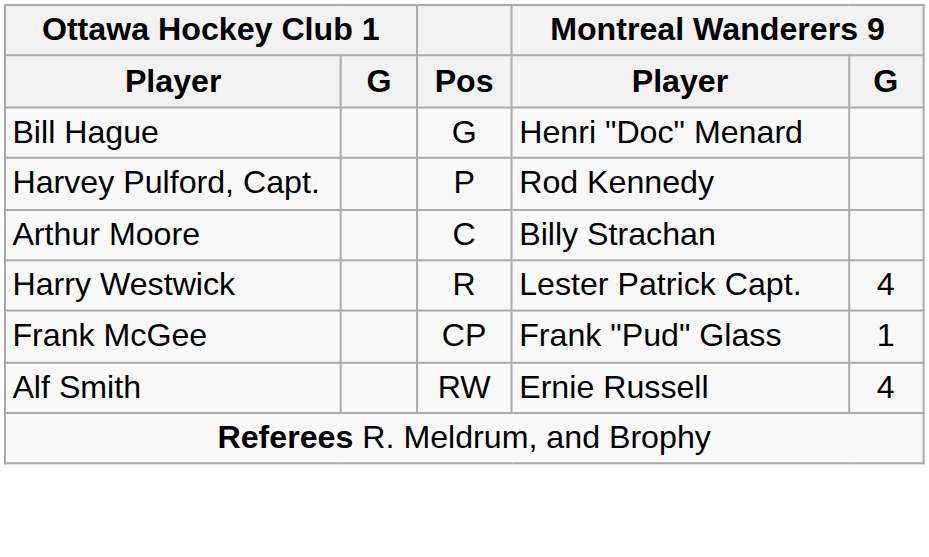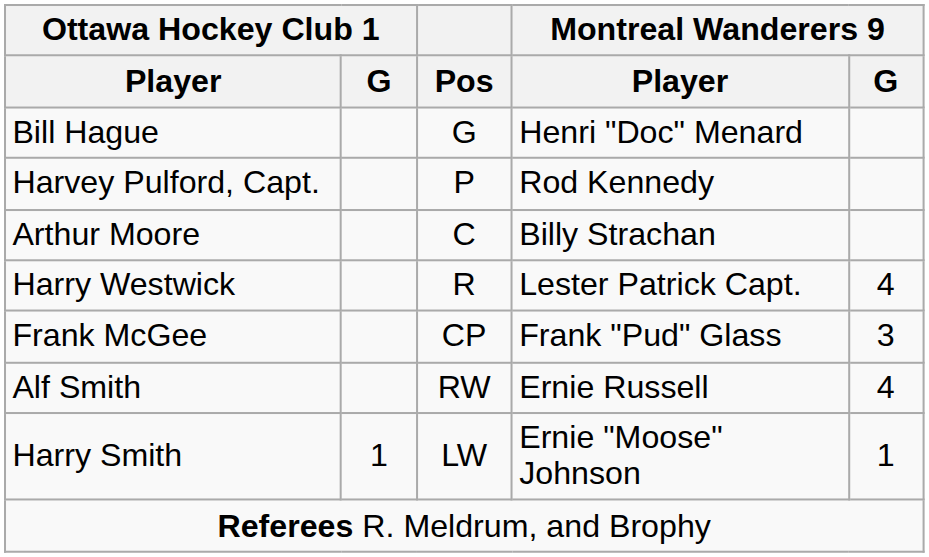(886, 336) 1 -> (886, 336) 3
+ row: (97, 456)
